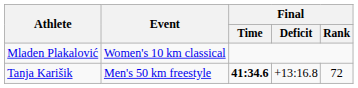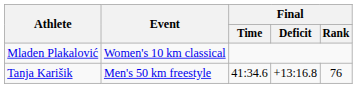(250, 73) bold -> (250, 73) normal
(337, 73) 72 -> (336, 73) 76
